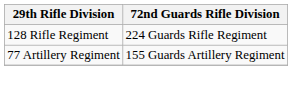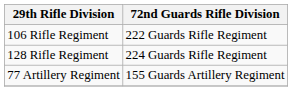+ row: (58, 34)
